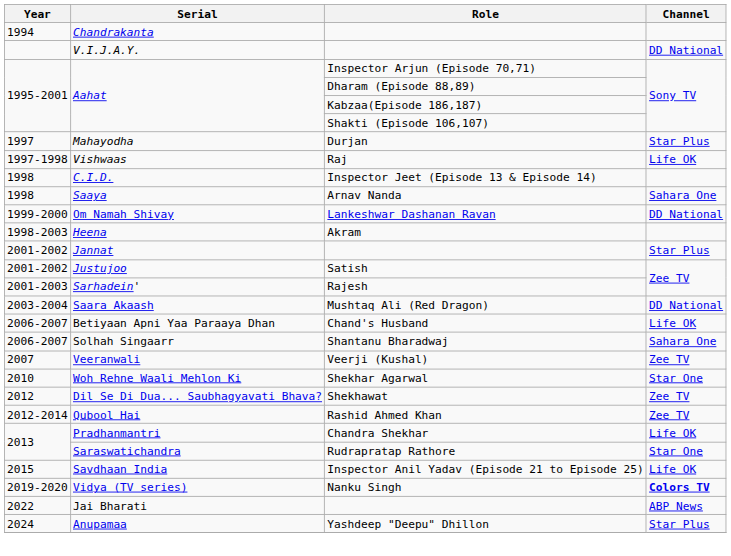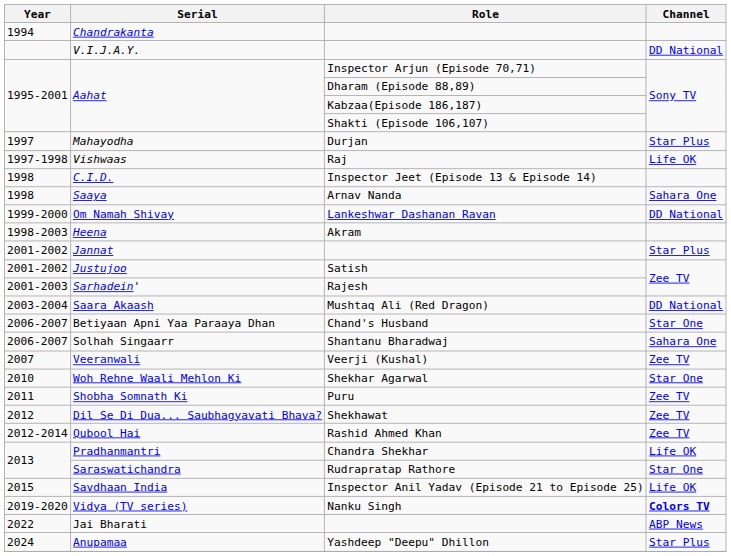(673, 323) Life OK -> (676, 323) Star One
+ row: (130, 396)
